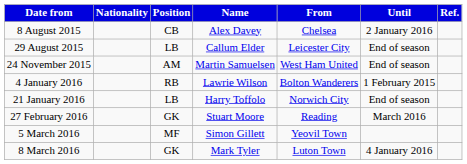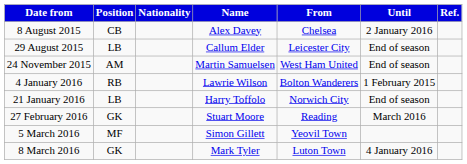columns swapped: (172, 13) <-> (122, 13)
